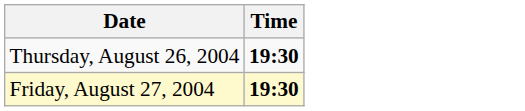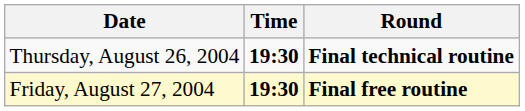+ column: (411, 21)
